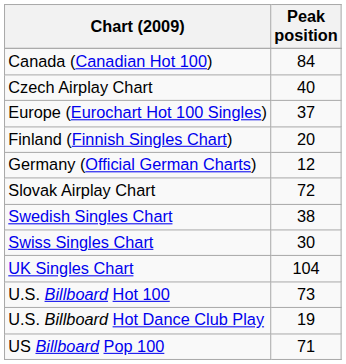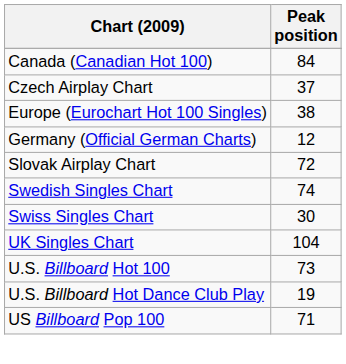(306, 87) 40 -> (306, 87) 37
(306, 113) 37 -> (306, 113) 38
- row: (120, 139)
(306, 216) 38 -> (306, 191) 74
